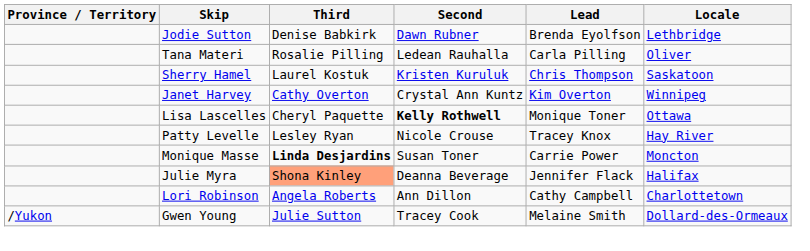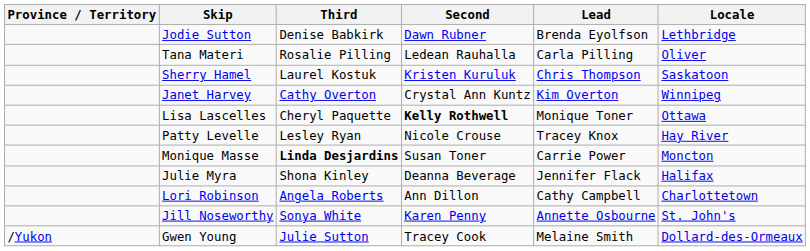(317, 176) lightsalmon background -> (324, 176) no background
+ row: (218, 216)
